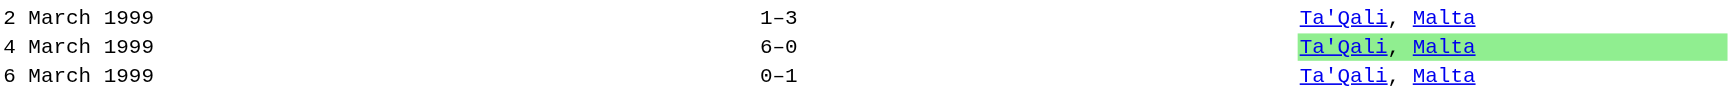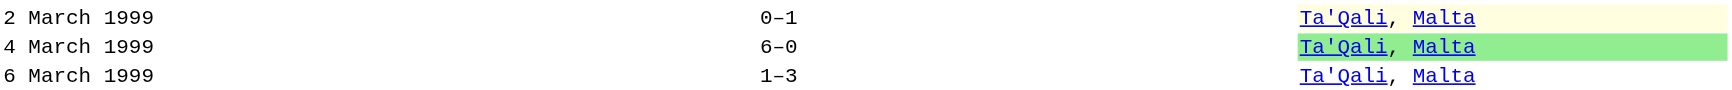(779, 18) 1–3 -> (779, 18) 0–1
(1388, 18) no background -> (1388, 18) lightyellow background
(779, 76) 0–1 -> (779, 76) 1–3
